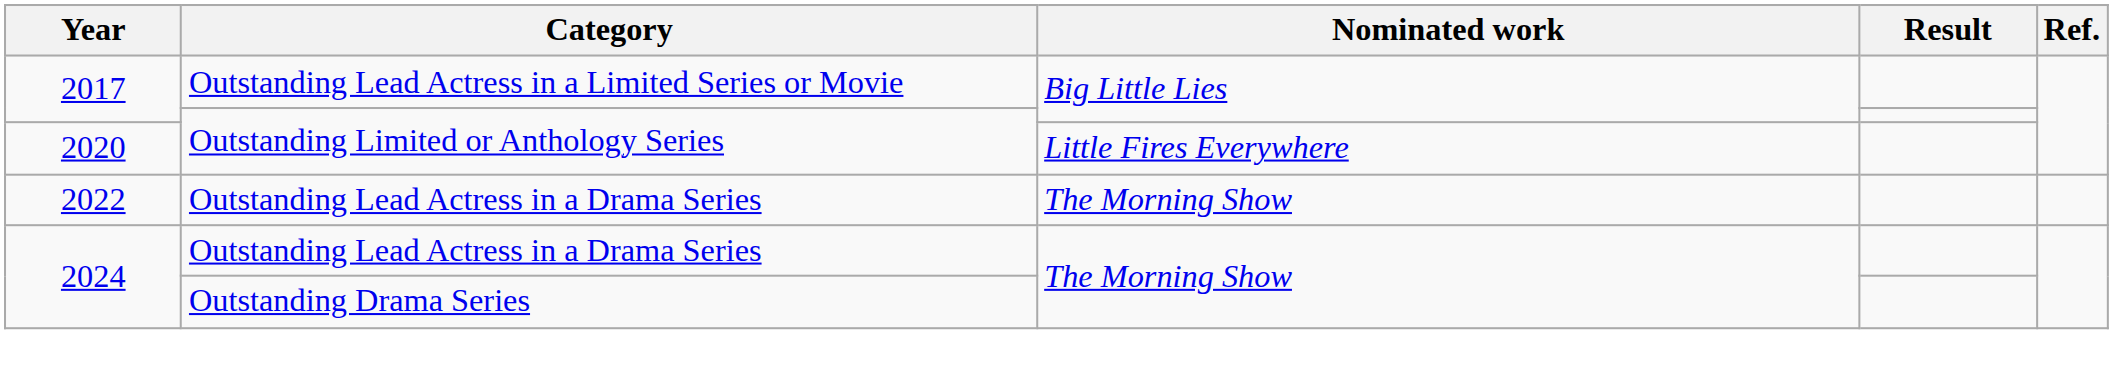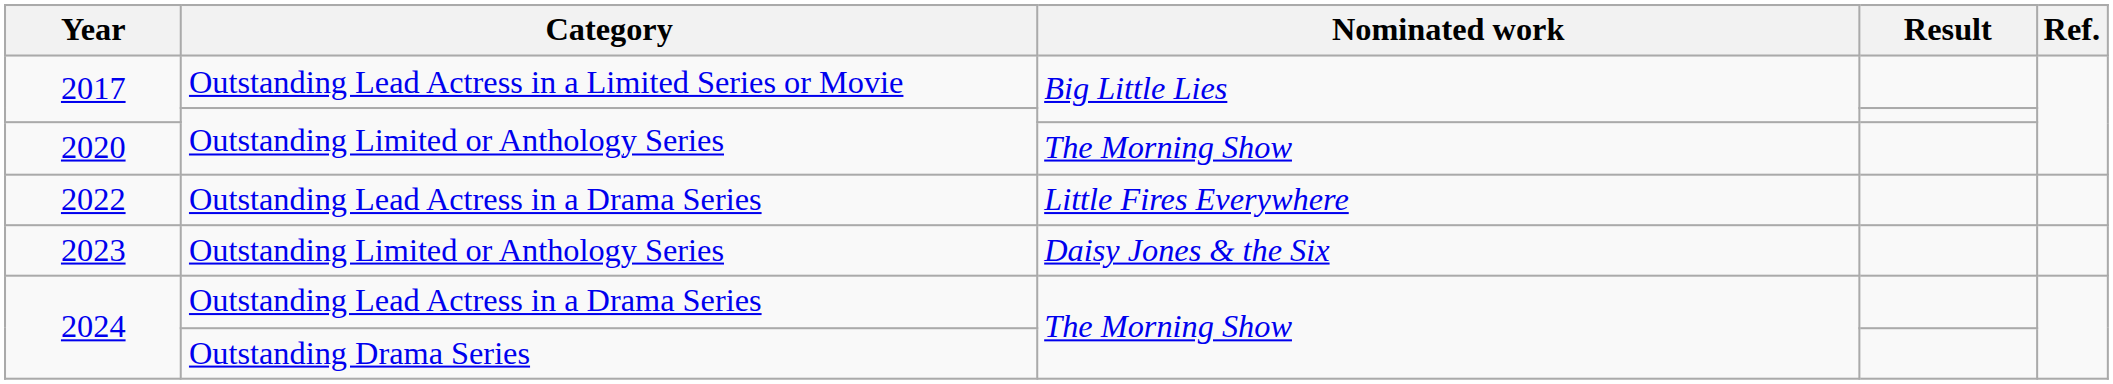(1196, 147) Little Fires Everywhere -> (1168, 147) The Morning Show
(1168, 198) The Morning Show -> (1196, 198) Little Fires Everywhere
+ row: (93, 250)
